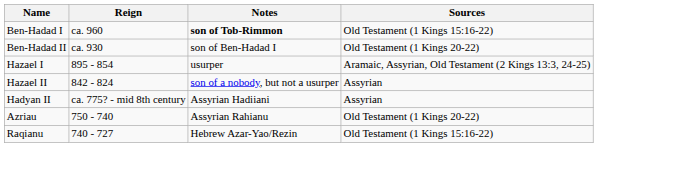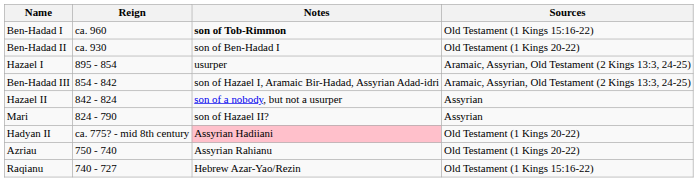+ row: (38, 82)
+ row: (17, 116)
(230, 99) no background -> (234, 133) pink background
(363, 99) Assyrian -> (512, 133) Old Testament (1 Kings 20-22)
